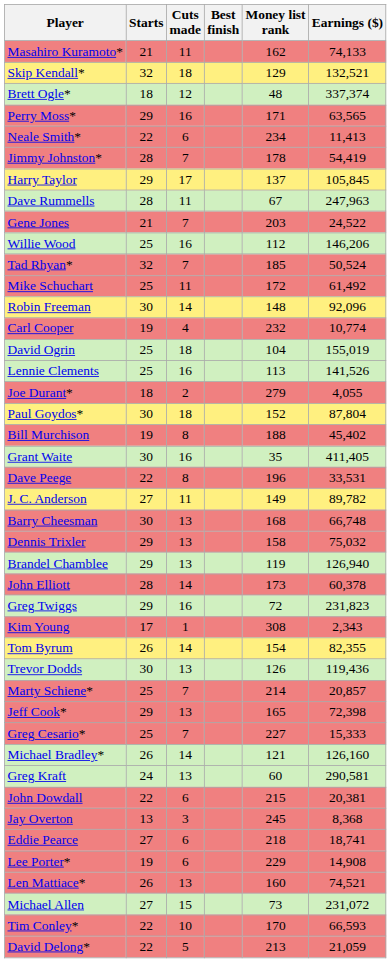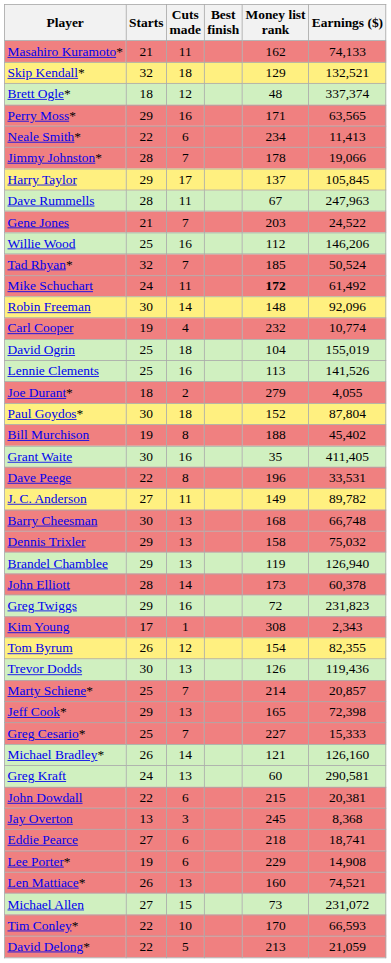(347, 158) 54,419 -> (347, 158) 19,066
(146, 286) 25 -> (146, 286) 24
(276, 286) normal -> (276, 286) bold
(185, 648) 14 -> (185, 648) 12
